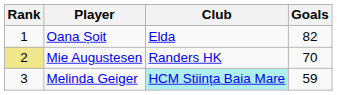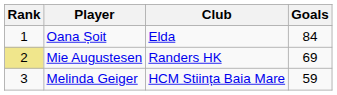(310, 36) 82 -> (310, 36) 84
(310, 57) 70 -> (310, 57) 69
(217, 79) paleturquoise background -> (217, 79) no background
